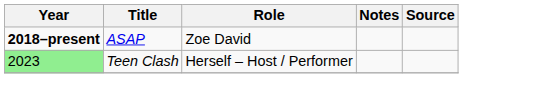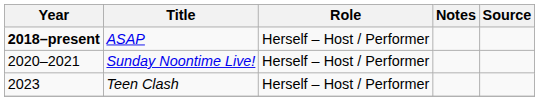(218, 38) Zoe David -> (346, 38) Herself – Host / Performer
+ row: (181, 61)
(24, 61) lightgreen background -> (24, 84) no background
